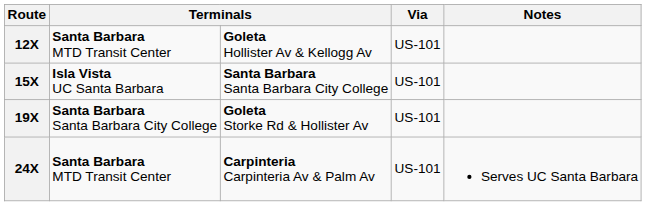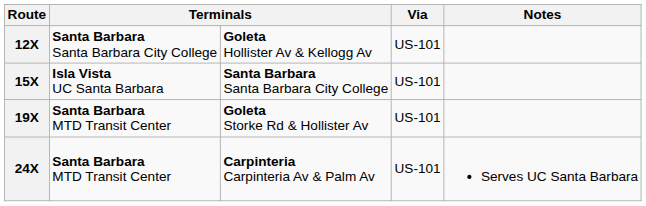(112, 44) Santa Barbara MTD Transit Center -> (135, 44) Santa Barbara Santa Barbara City College
(135, 118) Santa Barbara Santa Barbara City College -> (112, 118) Santa Barbara MTD Transit Center
